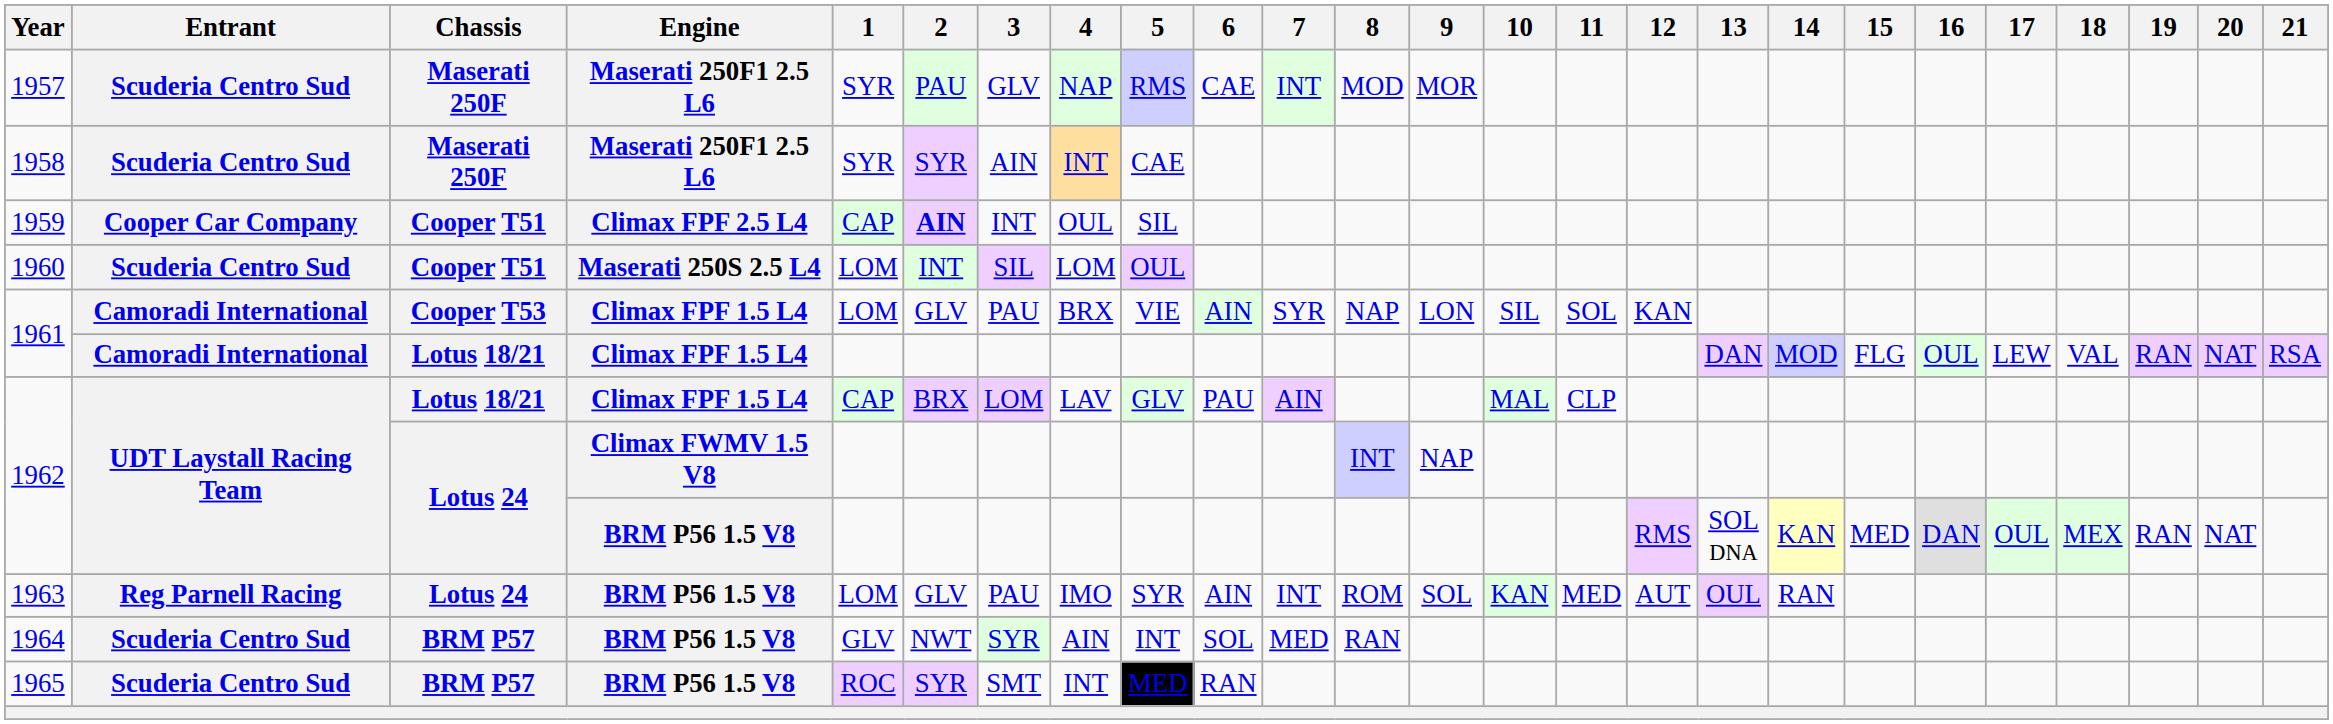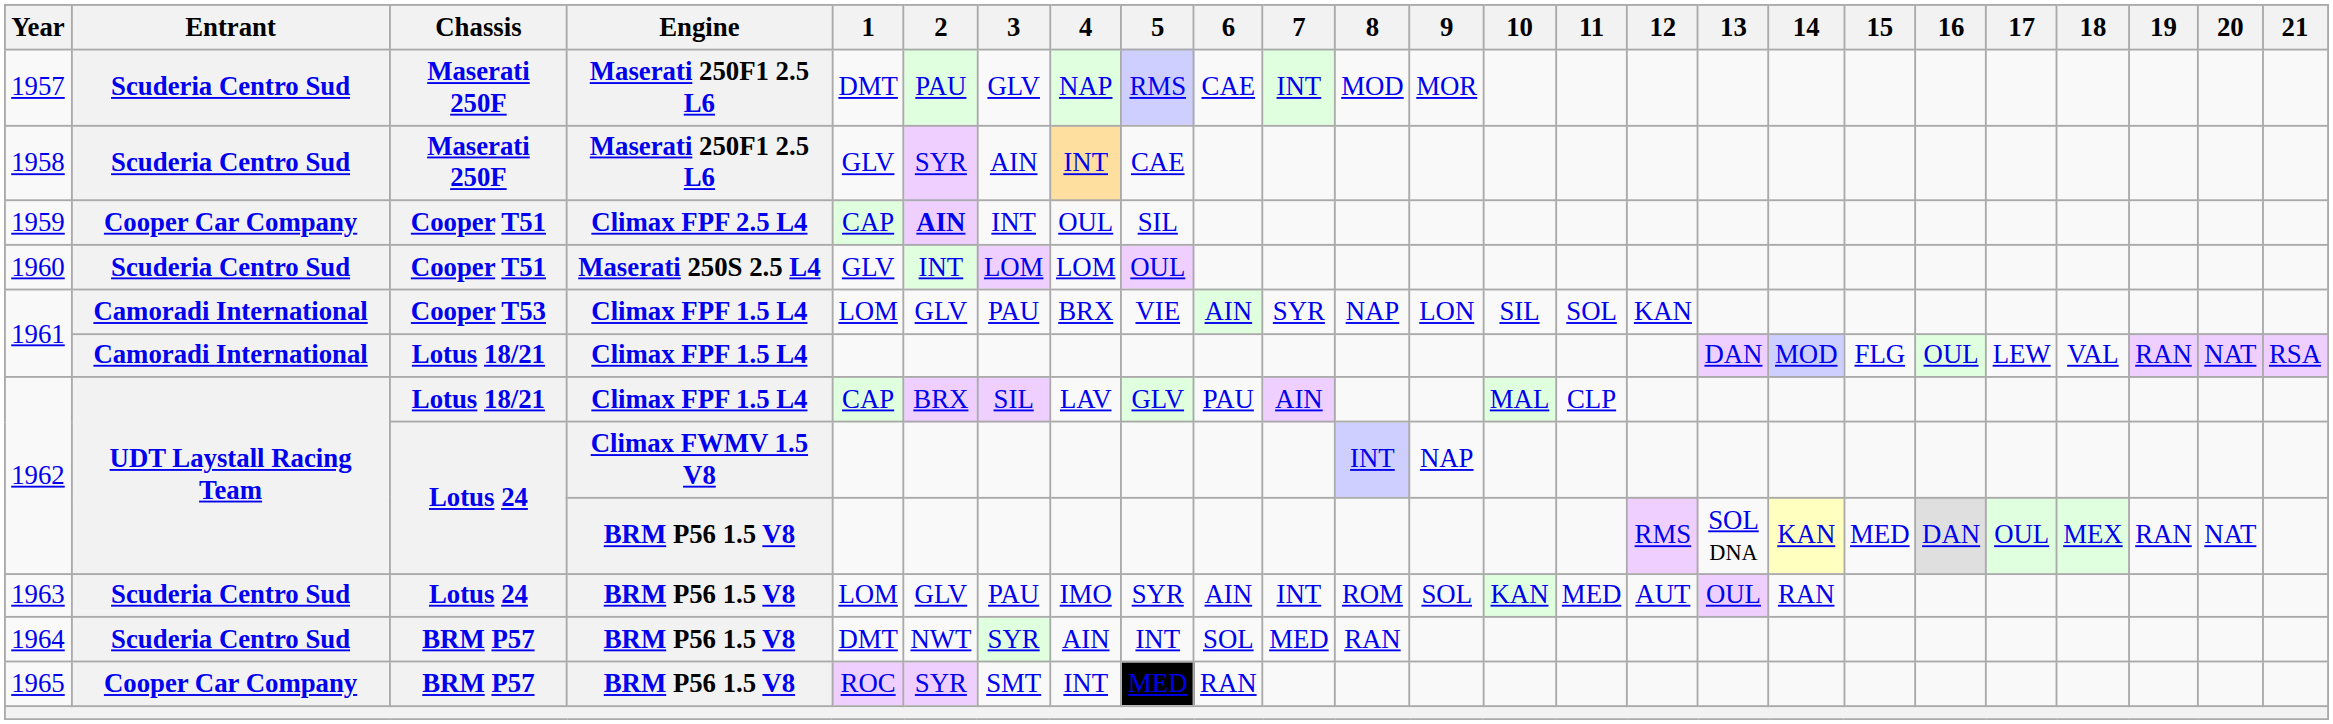(868, 86) SYR -> (868, 86) DMT
(868, 162) SYR -> (868, 162) GLV
(868, 266) LOM -> (868, 266) GLV
(1014, 266) SIL -> (1014, 266) LOM
(1014, 399) LOM -> (1014, 399) SIL
(231, 595) Reg Parnell Racing -> (231, 595) Scuderia Centro Sud
(868, 639) GLV -> (868, 639) DMT
(231, 683) Scuderia Centro Sud -> (231, 683) Cooper Car Company
